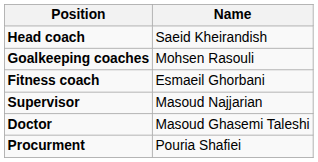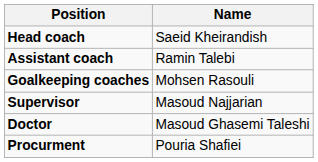+ row: (60, 59)
- row: (53, 80)
